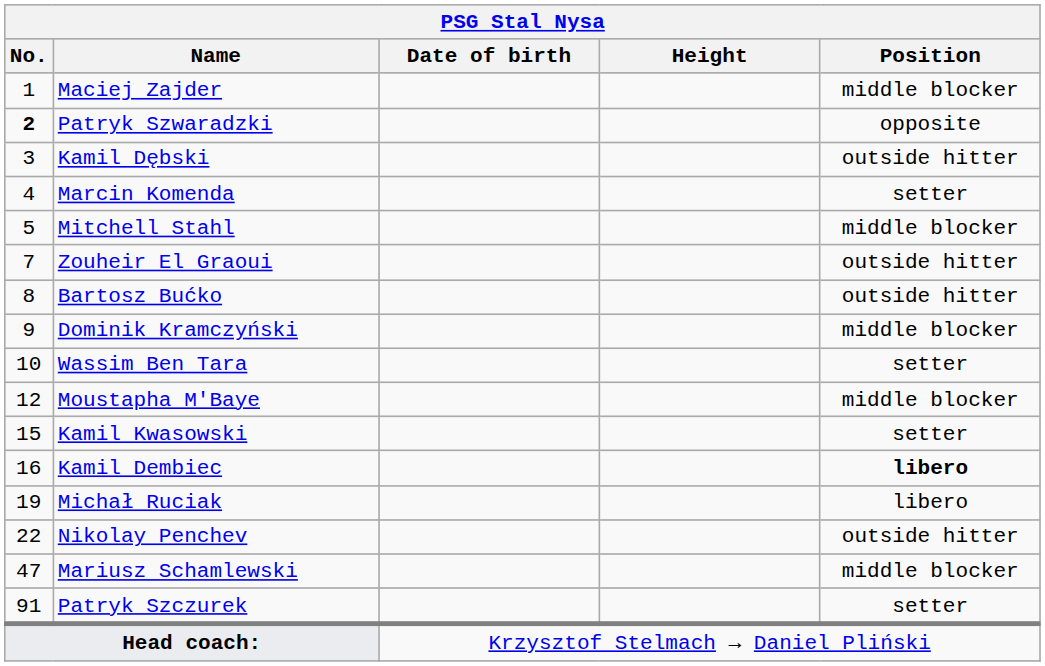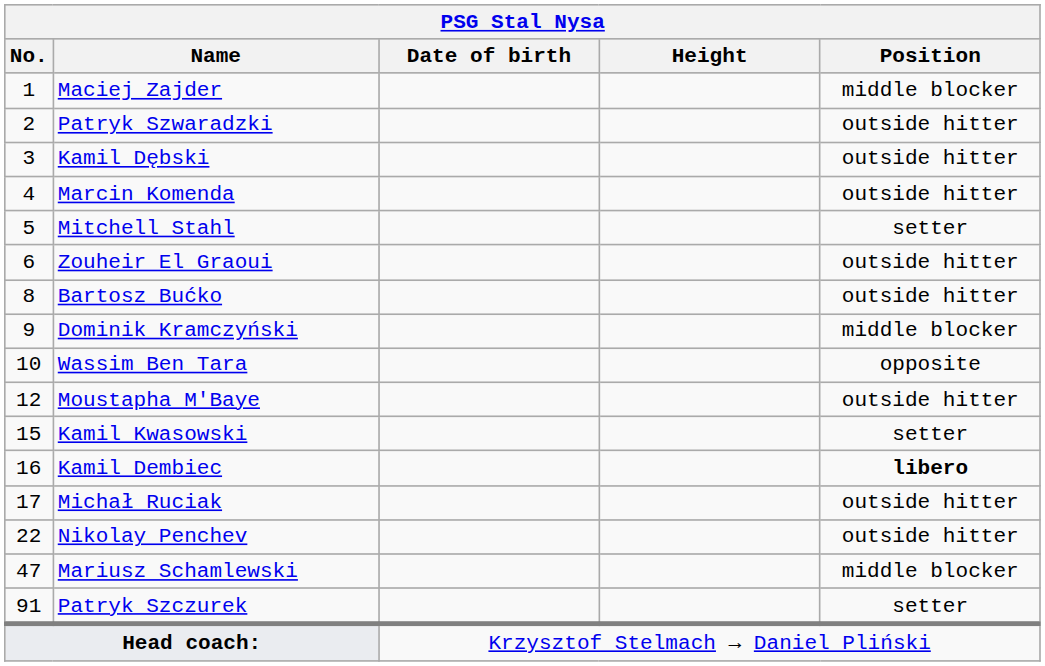(29, 125) bold -> (29, 125) normal
(930, 125) opposite -> (930, 125) outside hitter
(930, 194) setter -> (930, 194) outside hitter
(930, 228) middle blocker -> (930, 228) setter
(29, 262) 7 -> (29, 262) 6
(930, 365) setter -> (930, 365) opposite
(930, 400) middle blocker -> (930, 400) outside hitter
(29, 503) 19 -> (29, 503) 17
(930, 503) libero -> (930, 503) outside hitter
